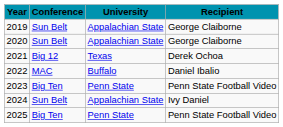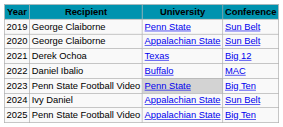columns swapped: (222, 12) <-> (57, 12)
(126, 27) Appalachian State -> (168, 27) Penn State
(111, 86) no background -> (168, 86) lightgrey background
(111, 116) Penn State -> (183, 116) Appalachian State
